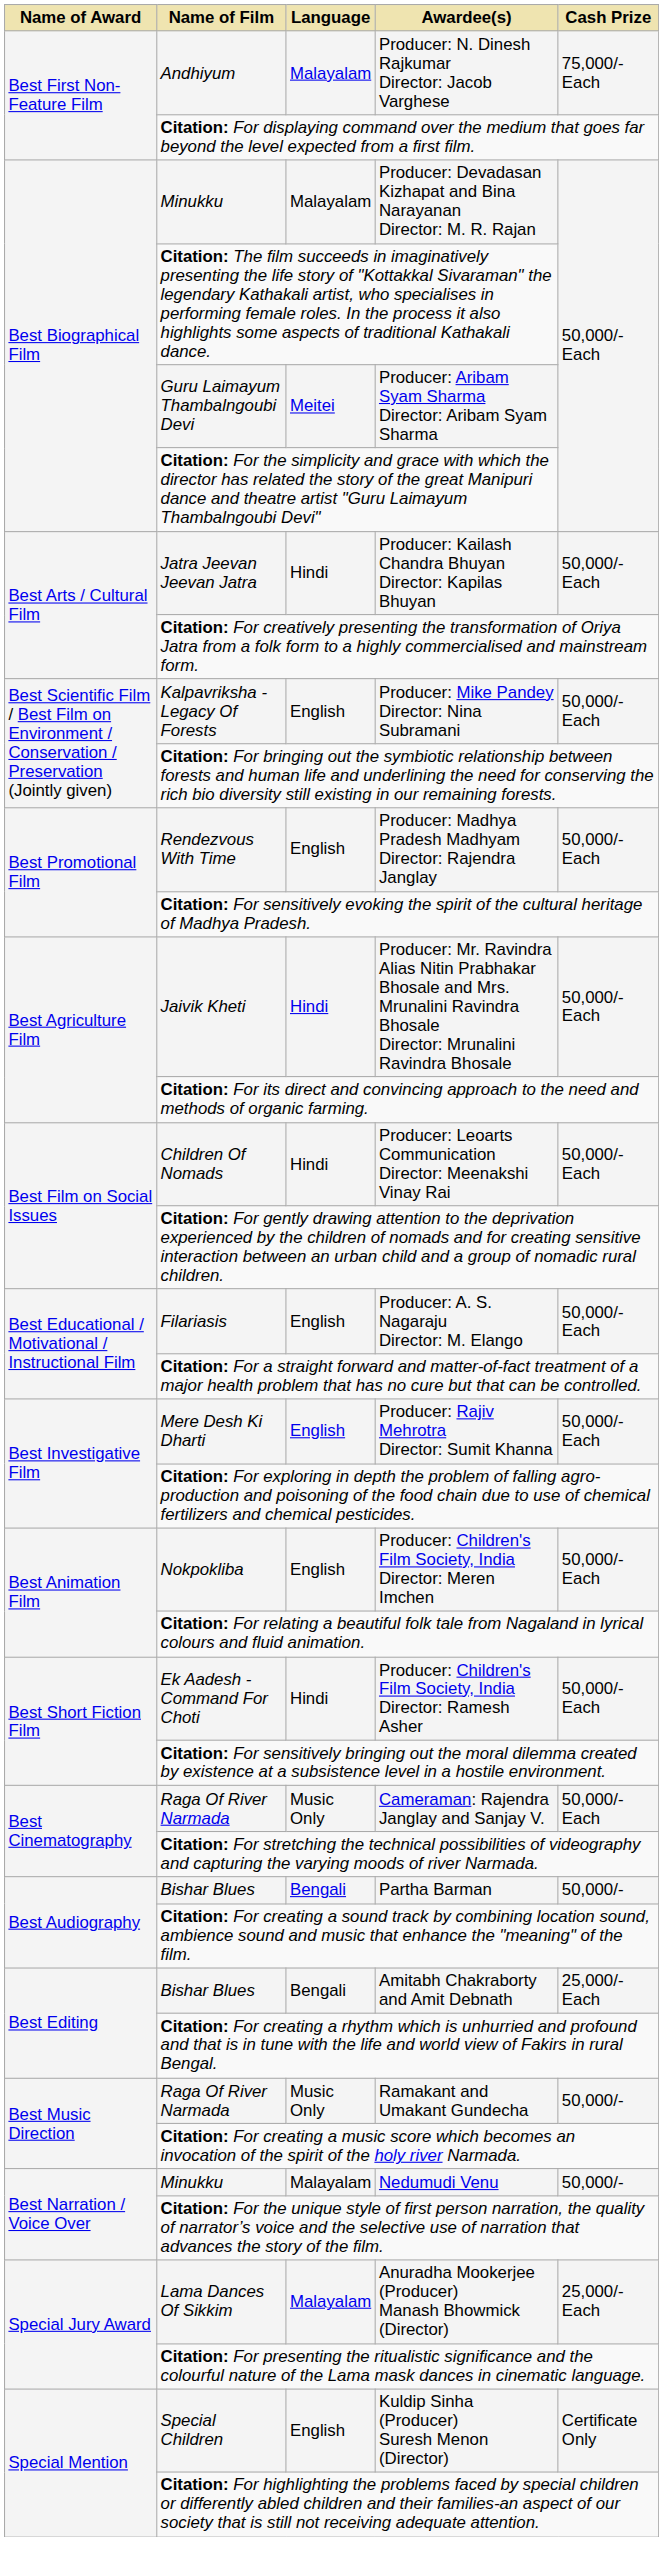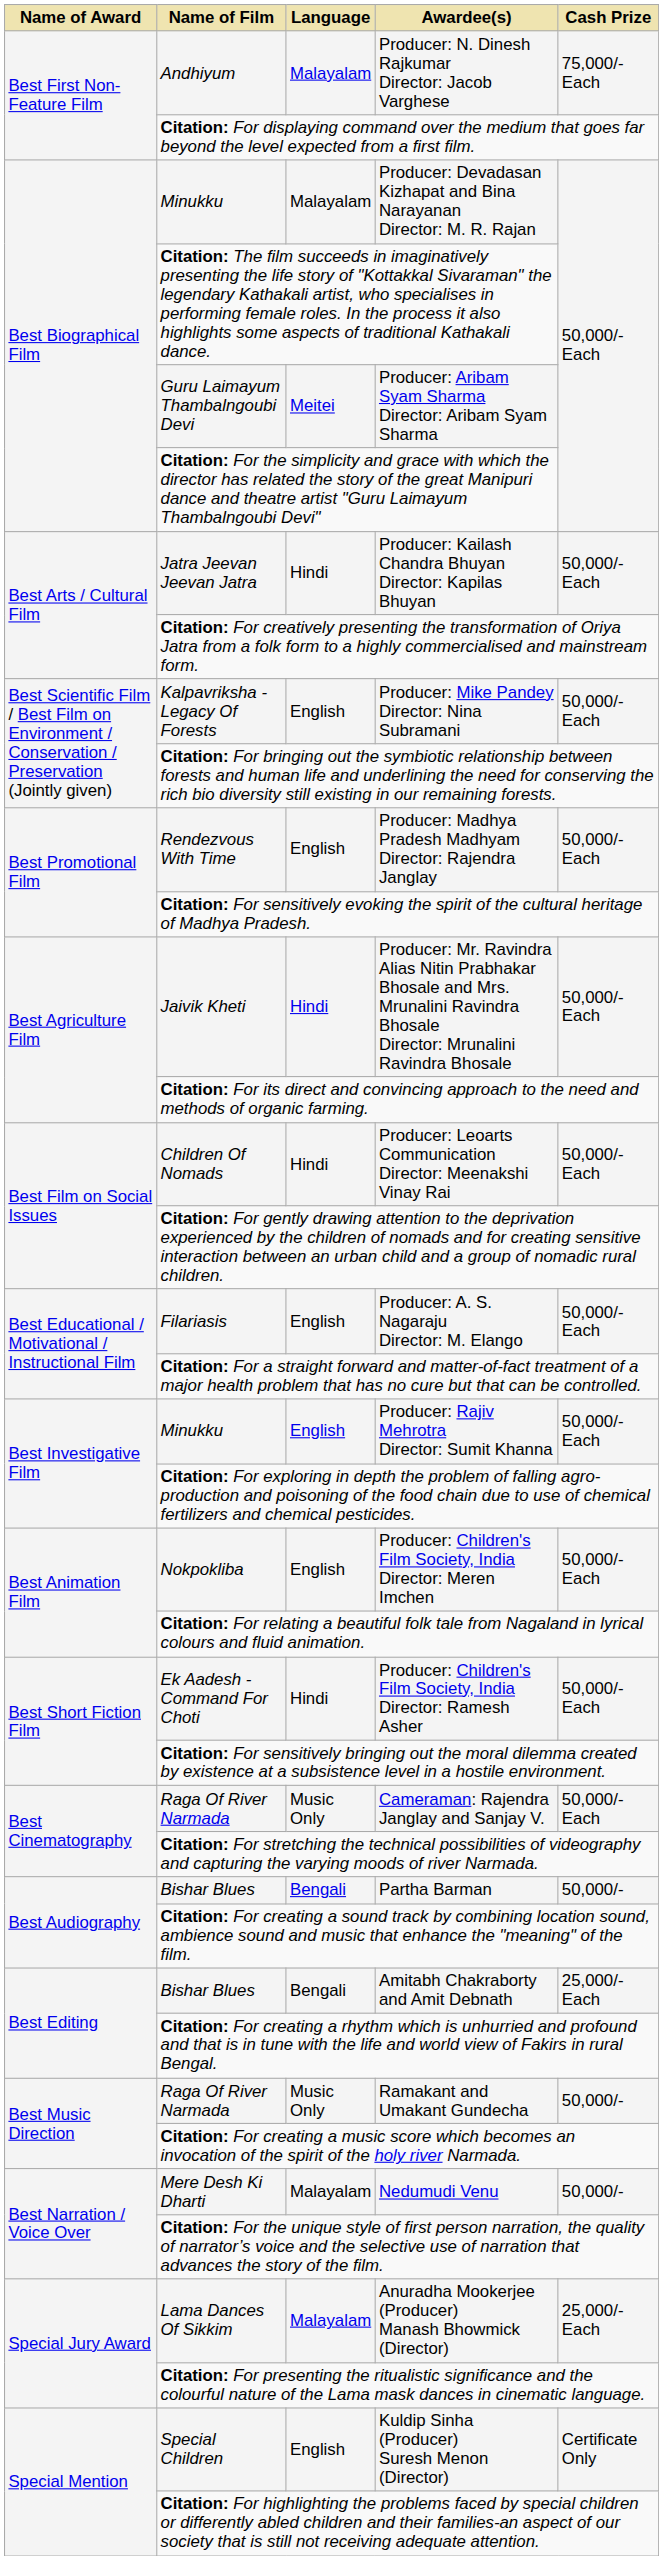(211, 1431) Mere Desh Ki Dharti -> (192, 1431) Minukku
(192, 2182) Minukku -> (211, 2191) Mere Desh Ki Dharti
